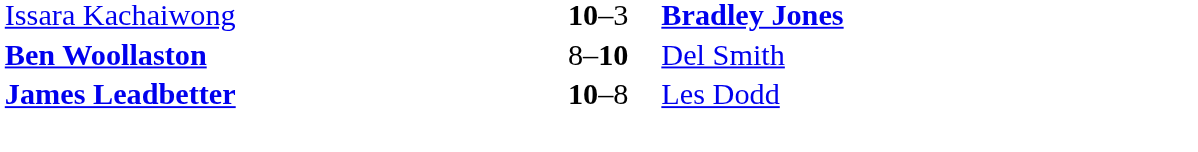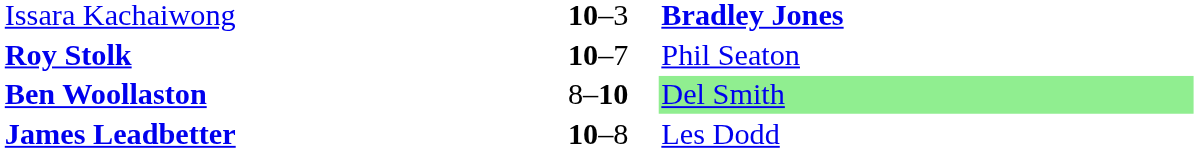+ row: (68, 54)
(723, 54) no background -> (723, 94) lightgreen background
